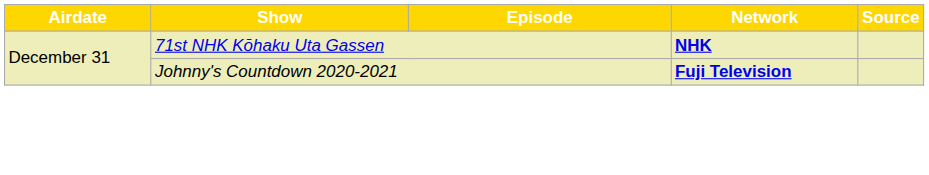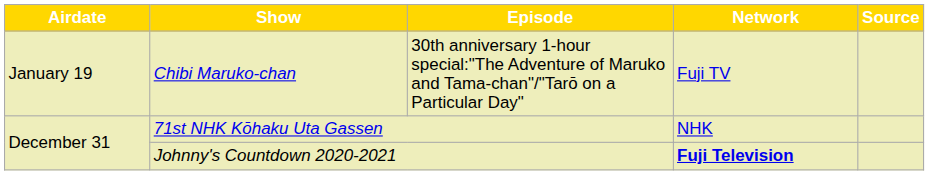+ row: (225, 73)
(693, 44) bold -> (695, 128) normal
